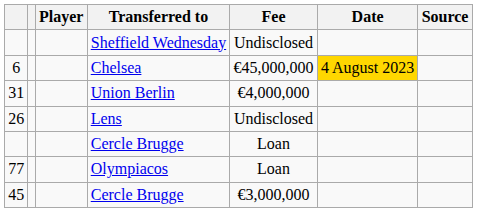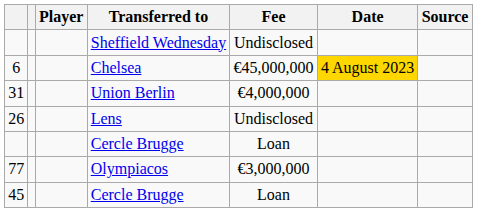(274, 169) Loan -> (274, 169) €3,000,000
(274, 194) €3,000,000 -> (274, 194) Loan
